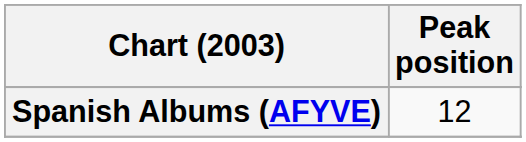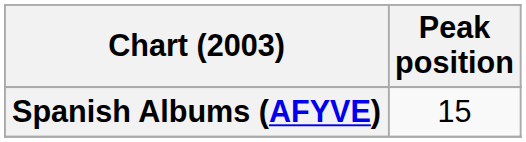(455, 111) 12 -> (455, 111) 15
